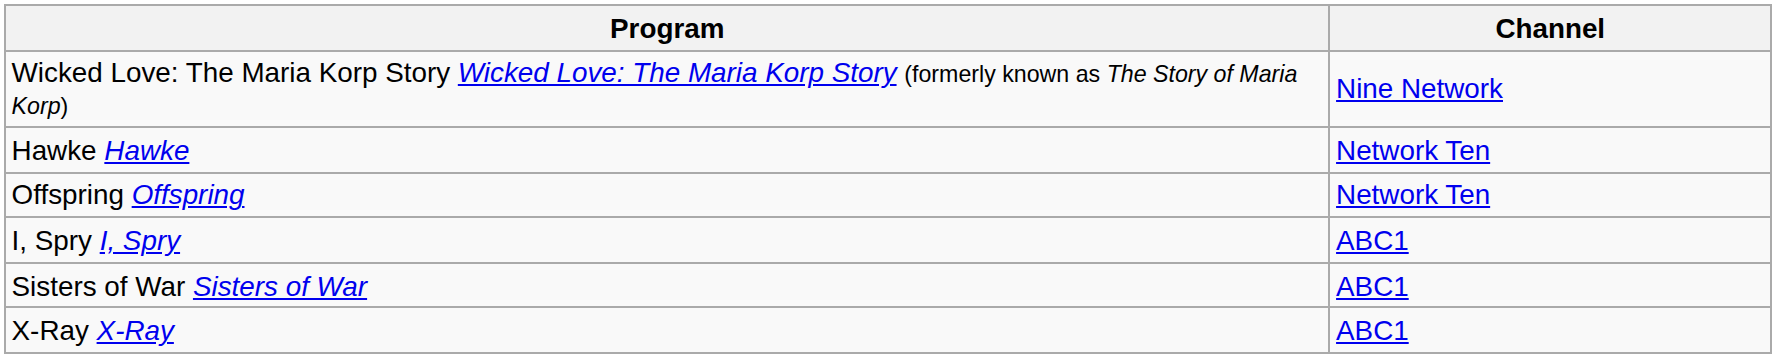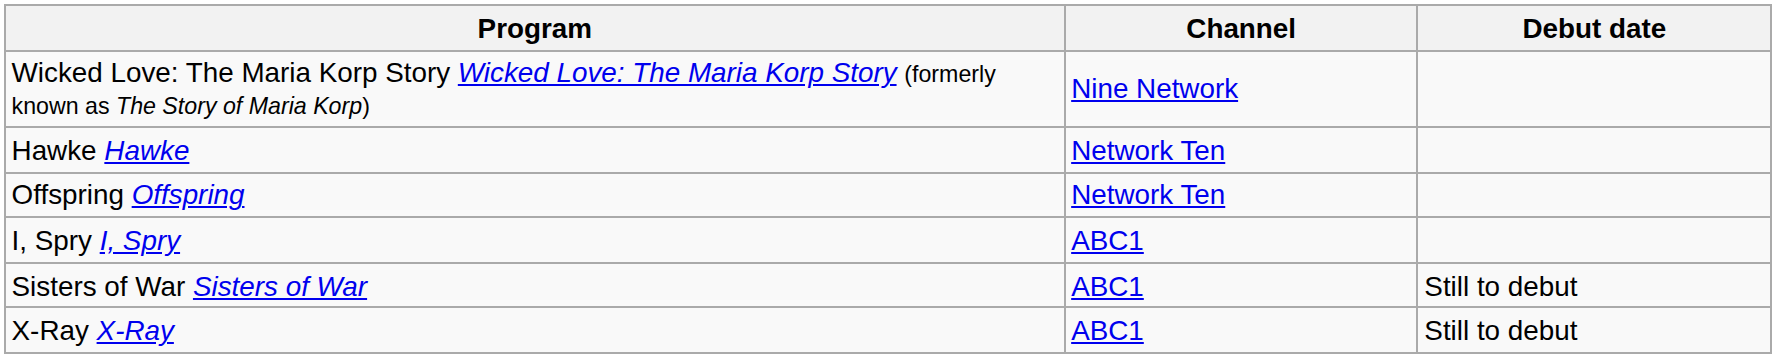+ column: (1594, 27)
